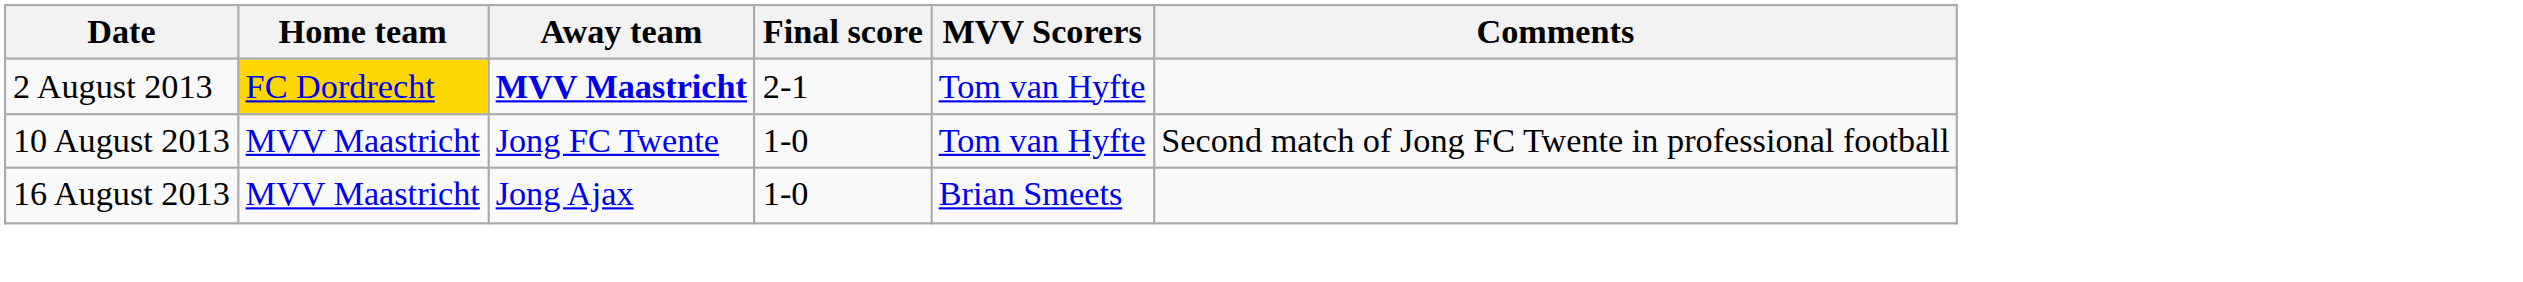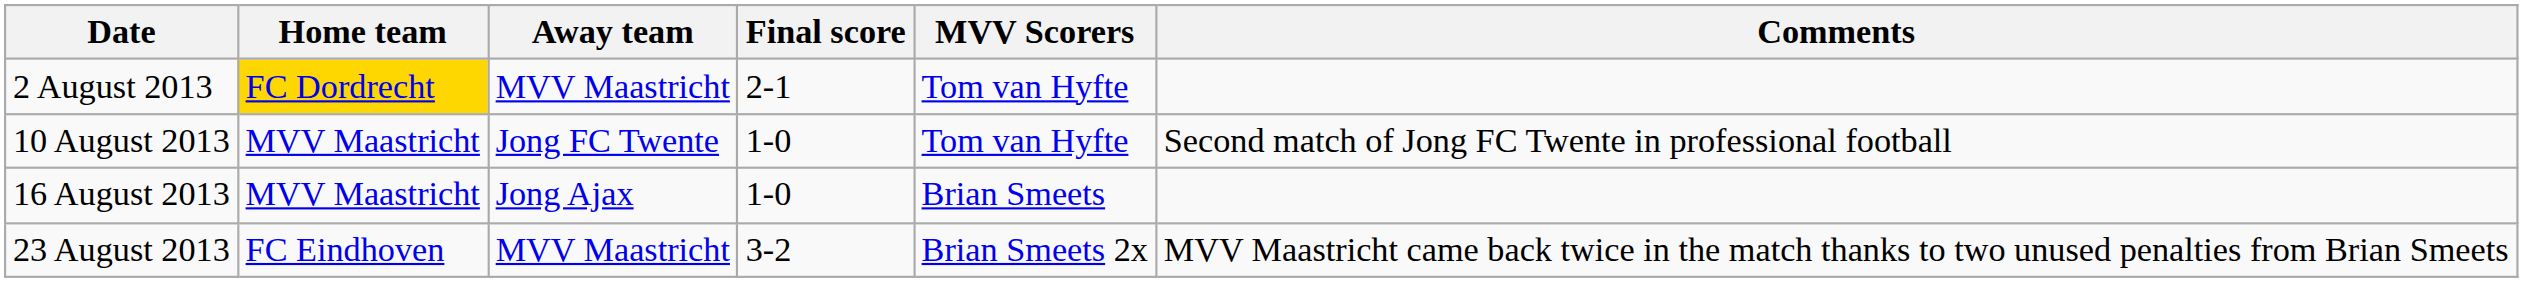(621, 85) bold -> (613, 85) normal
+ row: (121, 248)
